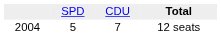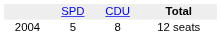(118, 27) 7 -> (118, 27) 8
